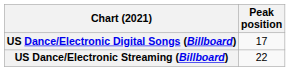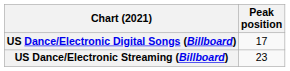(262, 58) 22 -> (262, 58) 23
